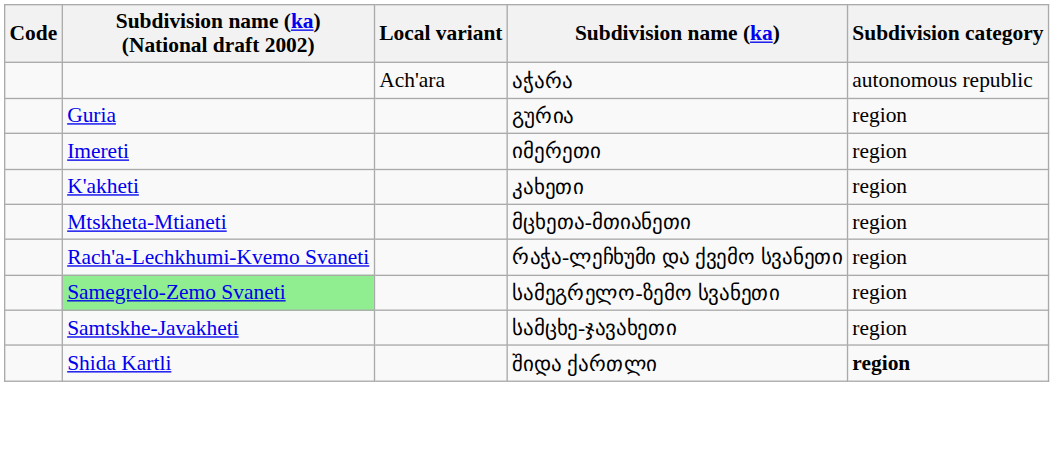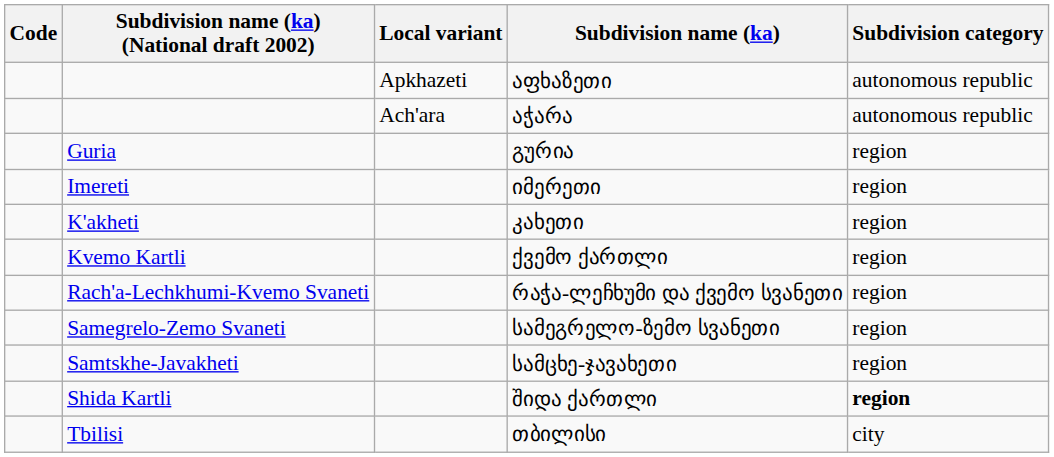+ row: (562, 80)
+ row: (590, 257)
- row: (602, 222)
(176, 292) lightgreen background -> (176, 327) no background
+ row: (559, 434)
